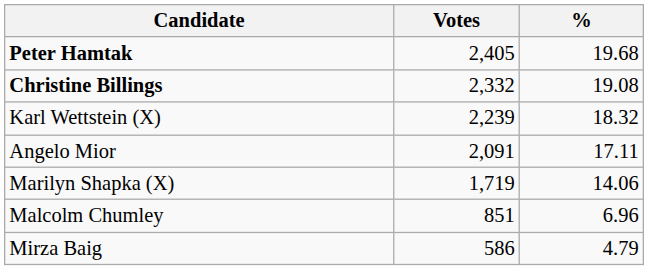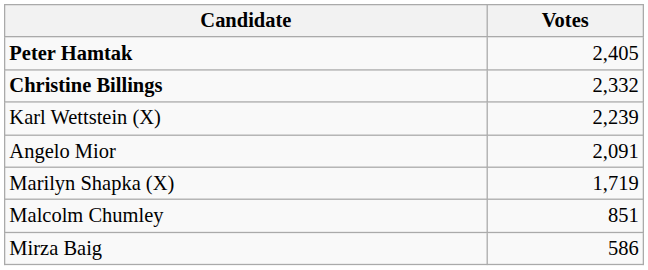- column: (581, 20)
